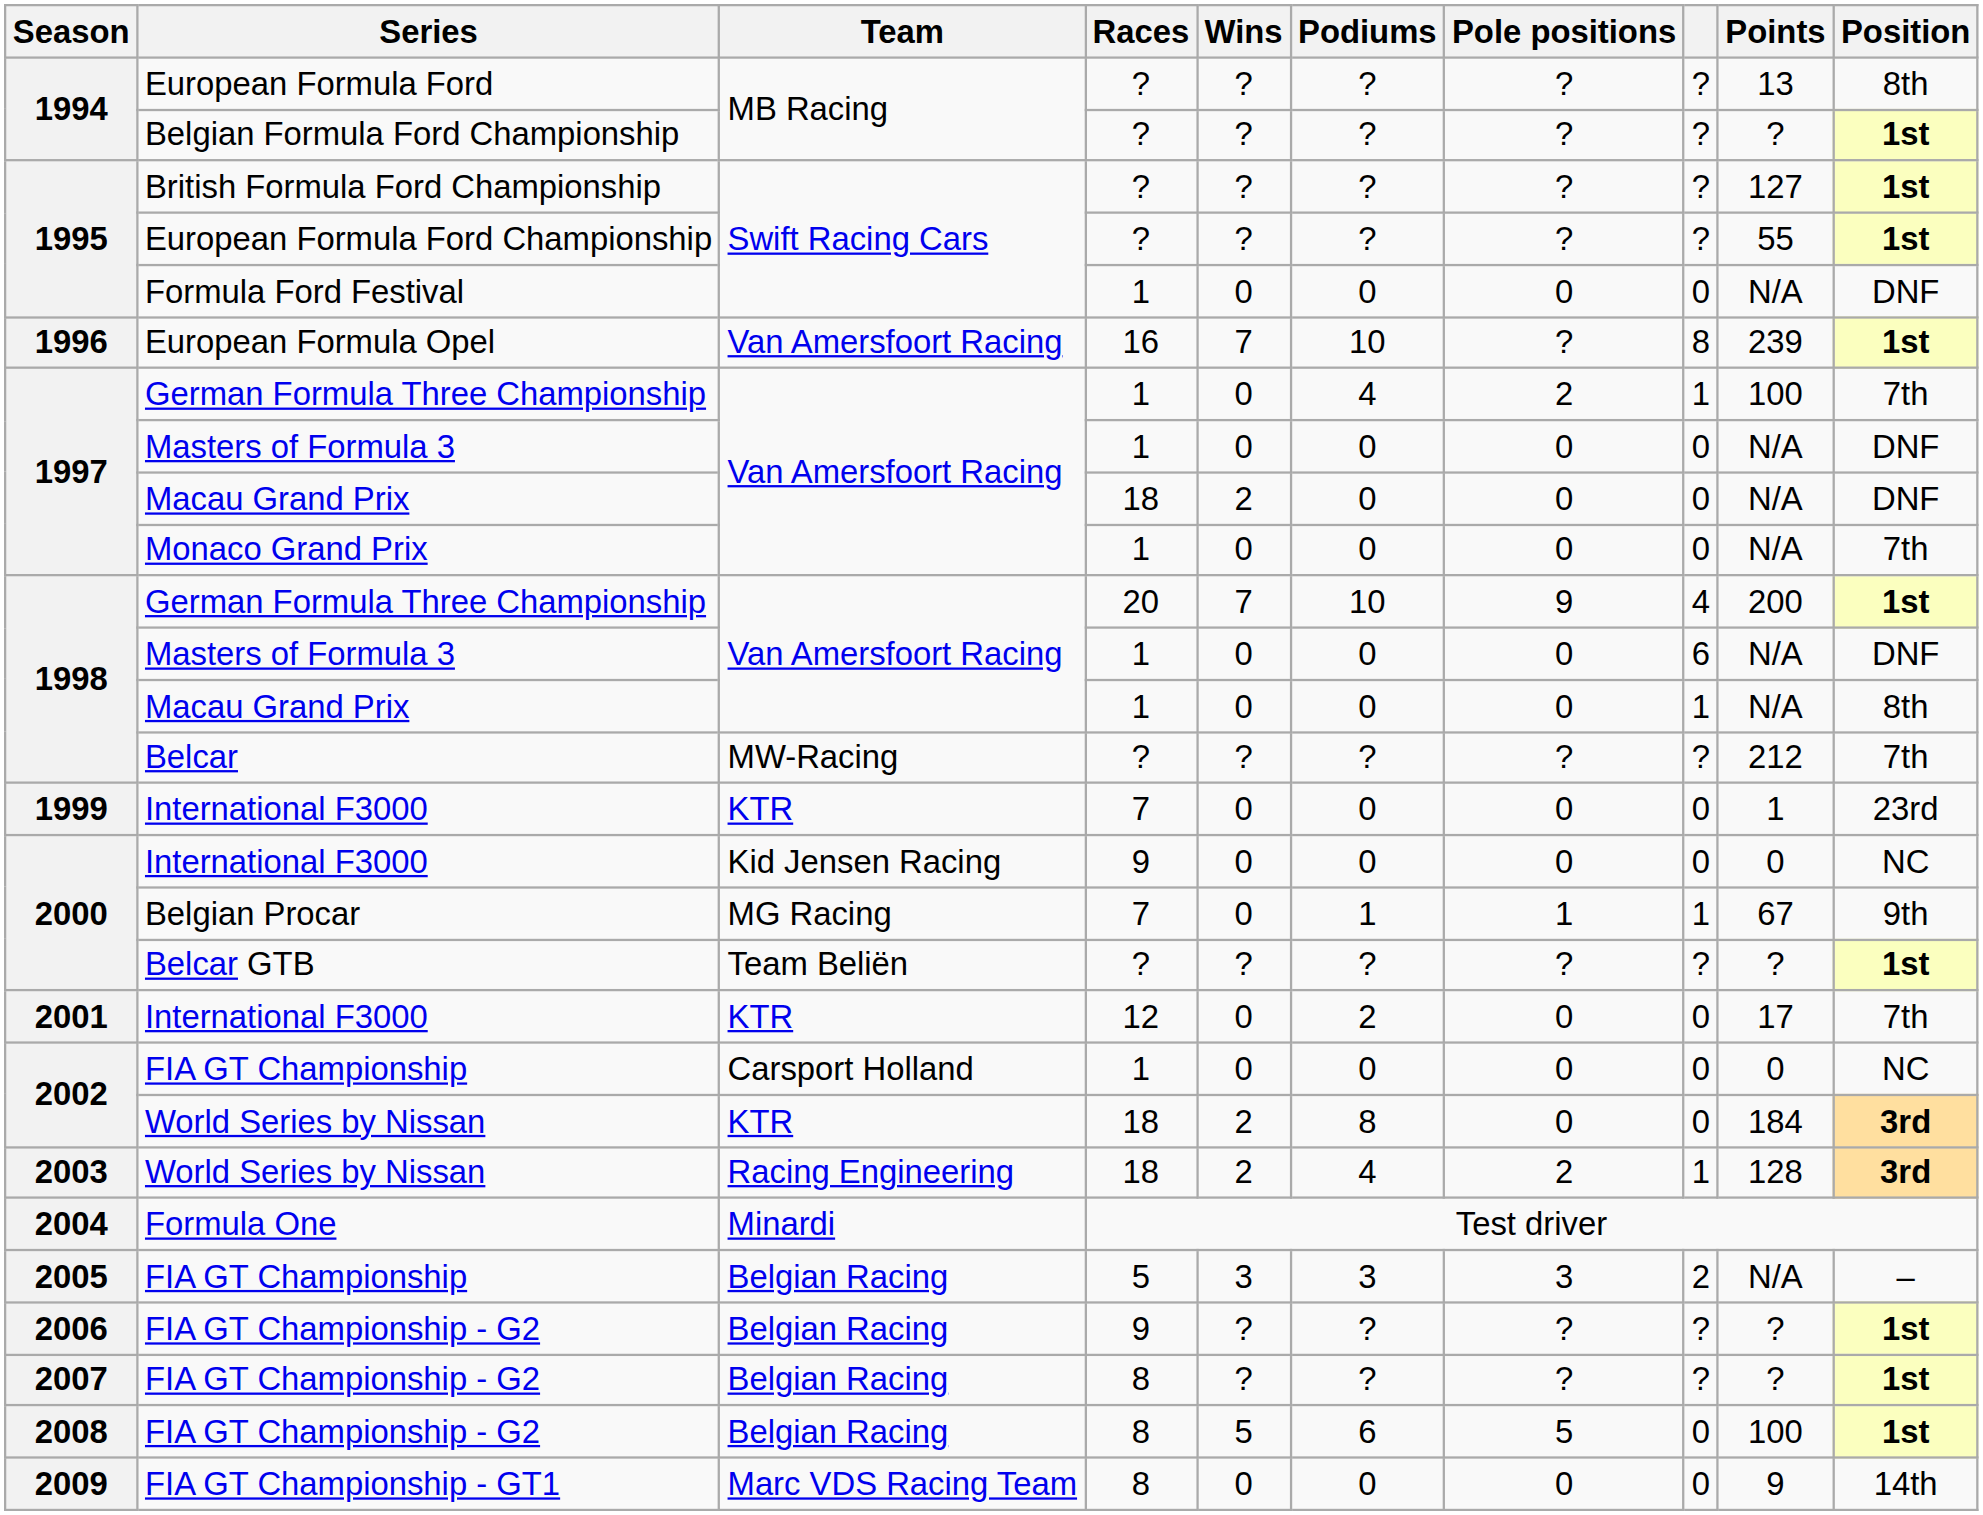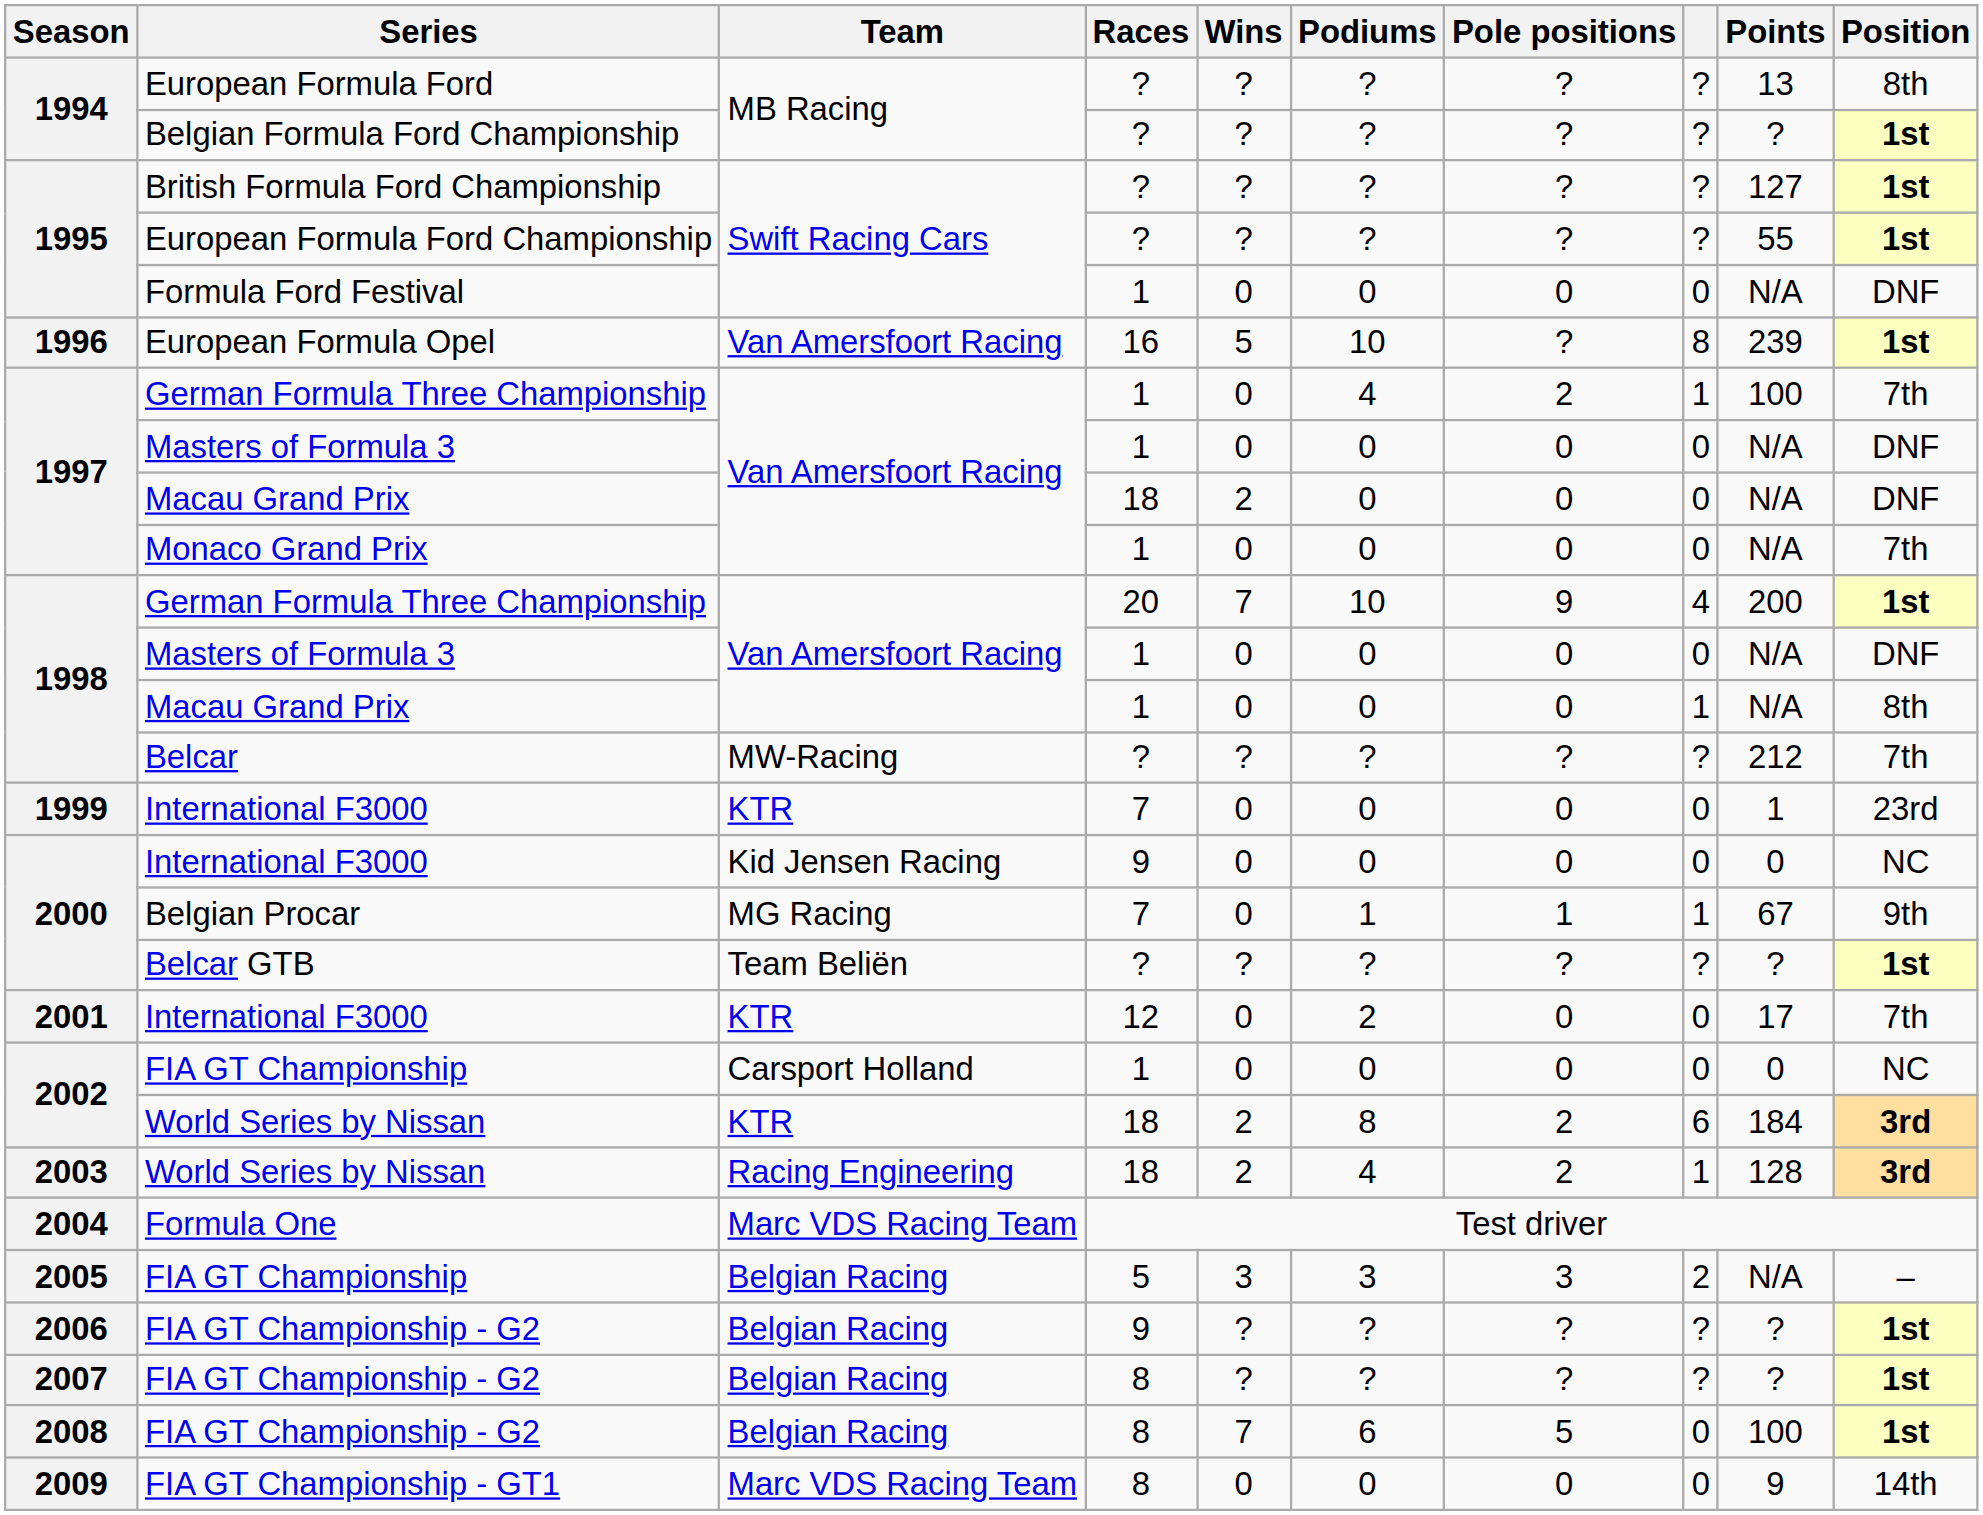(1244, 343) 7 -> (1244, 343) 5
(1701, 654) 6 -> (1701, 654) 0
(1564, 1121) 0 -> (1564, 1121) 2
(1701, 1121) 0 -> (1701, 1121) 6
(781, 1224) Minardi -> (902, 1224) Marc VDS Racing Team
(1244, 1432) 5 -> (1244, 1432) 7
